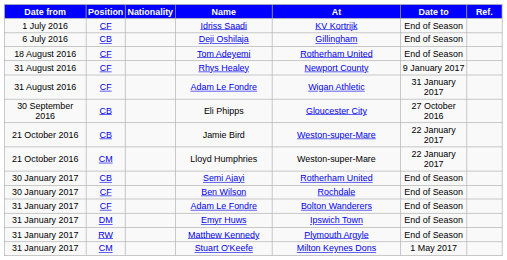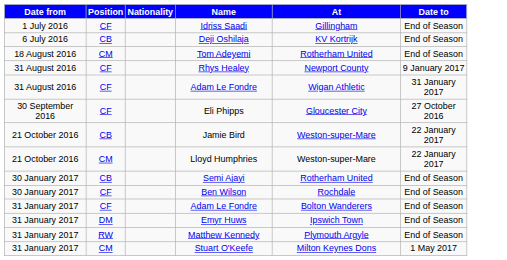- column: (484, 12)
(336, 26) KV Kortrijk -> (336, 26) Gillingham
(336, 40) Gillingham -> (336, 40) KV Kortrijk
(106, 54) CF -> (106, 54) CM
(106, 111) CB -> (106, 111) CF
